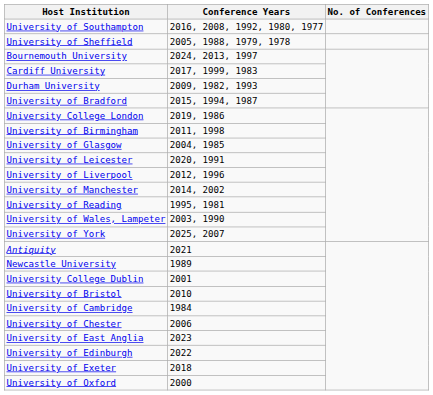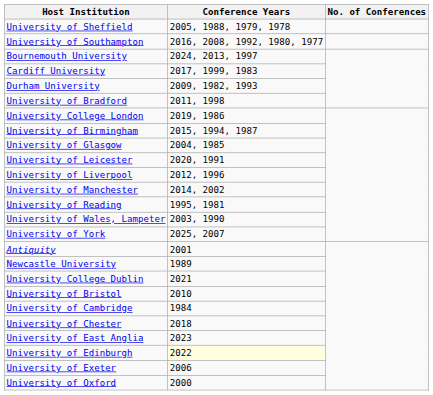rows swapped: (75, 27) <-> (70, 41)
(214, 101) 2015, 1994, 1987 -> (197, 101) 2011, 1998
(197, 130) 2011, 1998 -> (214, 130) 2015, 1994, 1987
(181, 249) 2021 -> (181, 249) 2001
(181, 279) 2001 -> (181, 279) 2021
(181, 323) 2006 -> (181, 323) 2018
(181, 353) no background -> (181, 353) lightyellow background
(181, 368) 2018 -> (181, 368) 2006
